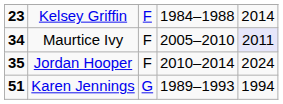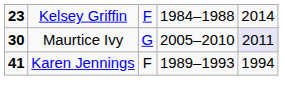(16, 39) 34 -> (16, 39) 30
(147, 39) F -> (147, 39) G
- row: (83, 63)
(16, 87) 51 -> (16, 63) 41
(147, 87) G -> (147, 63) F
